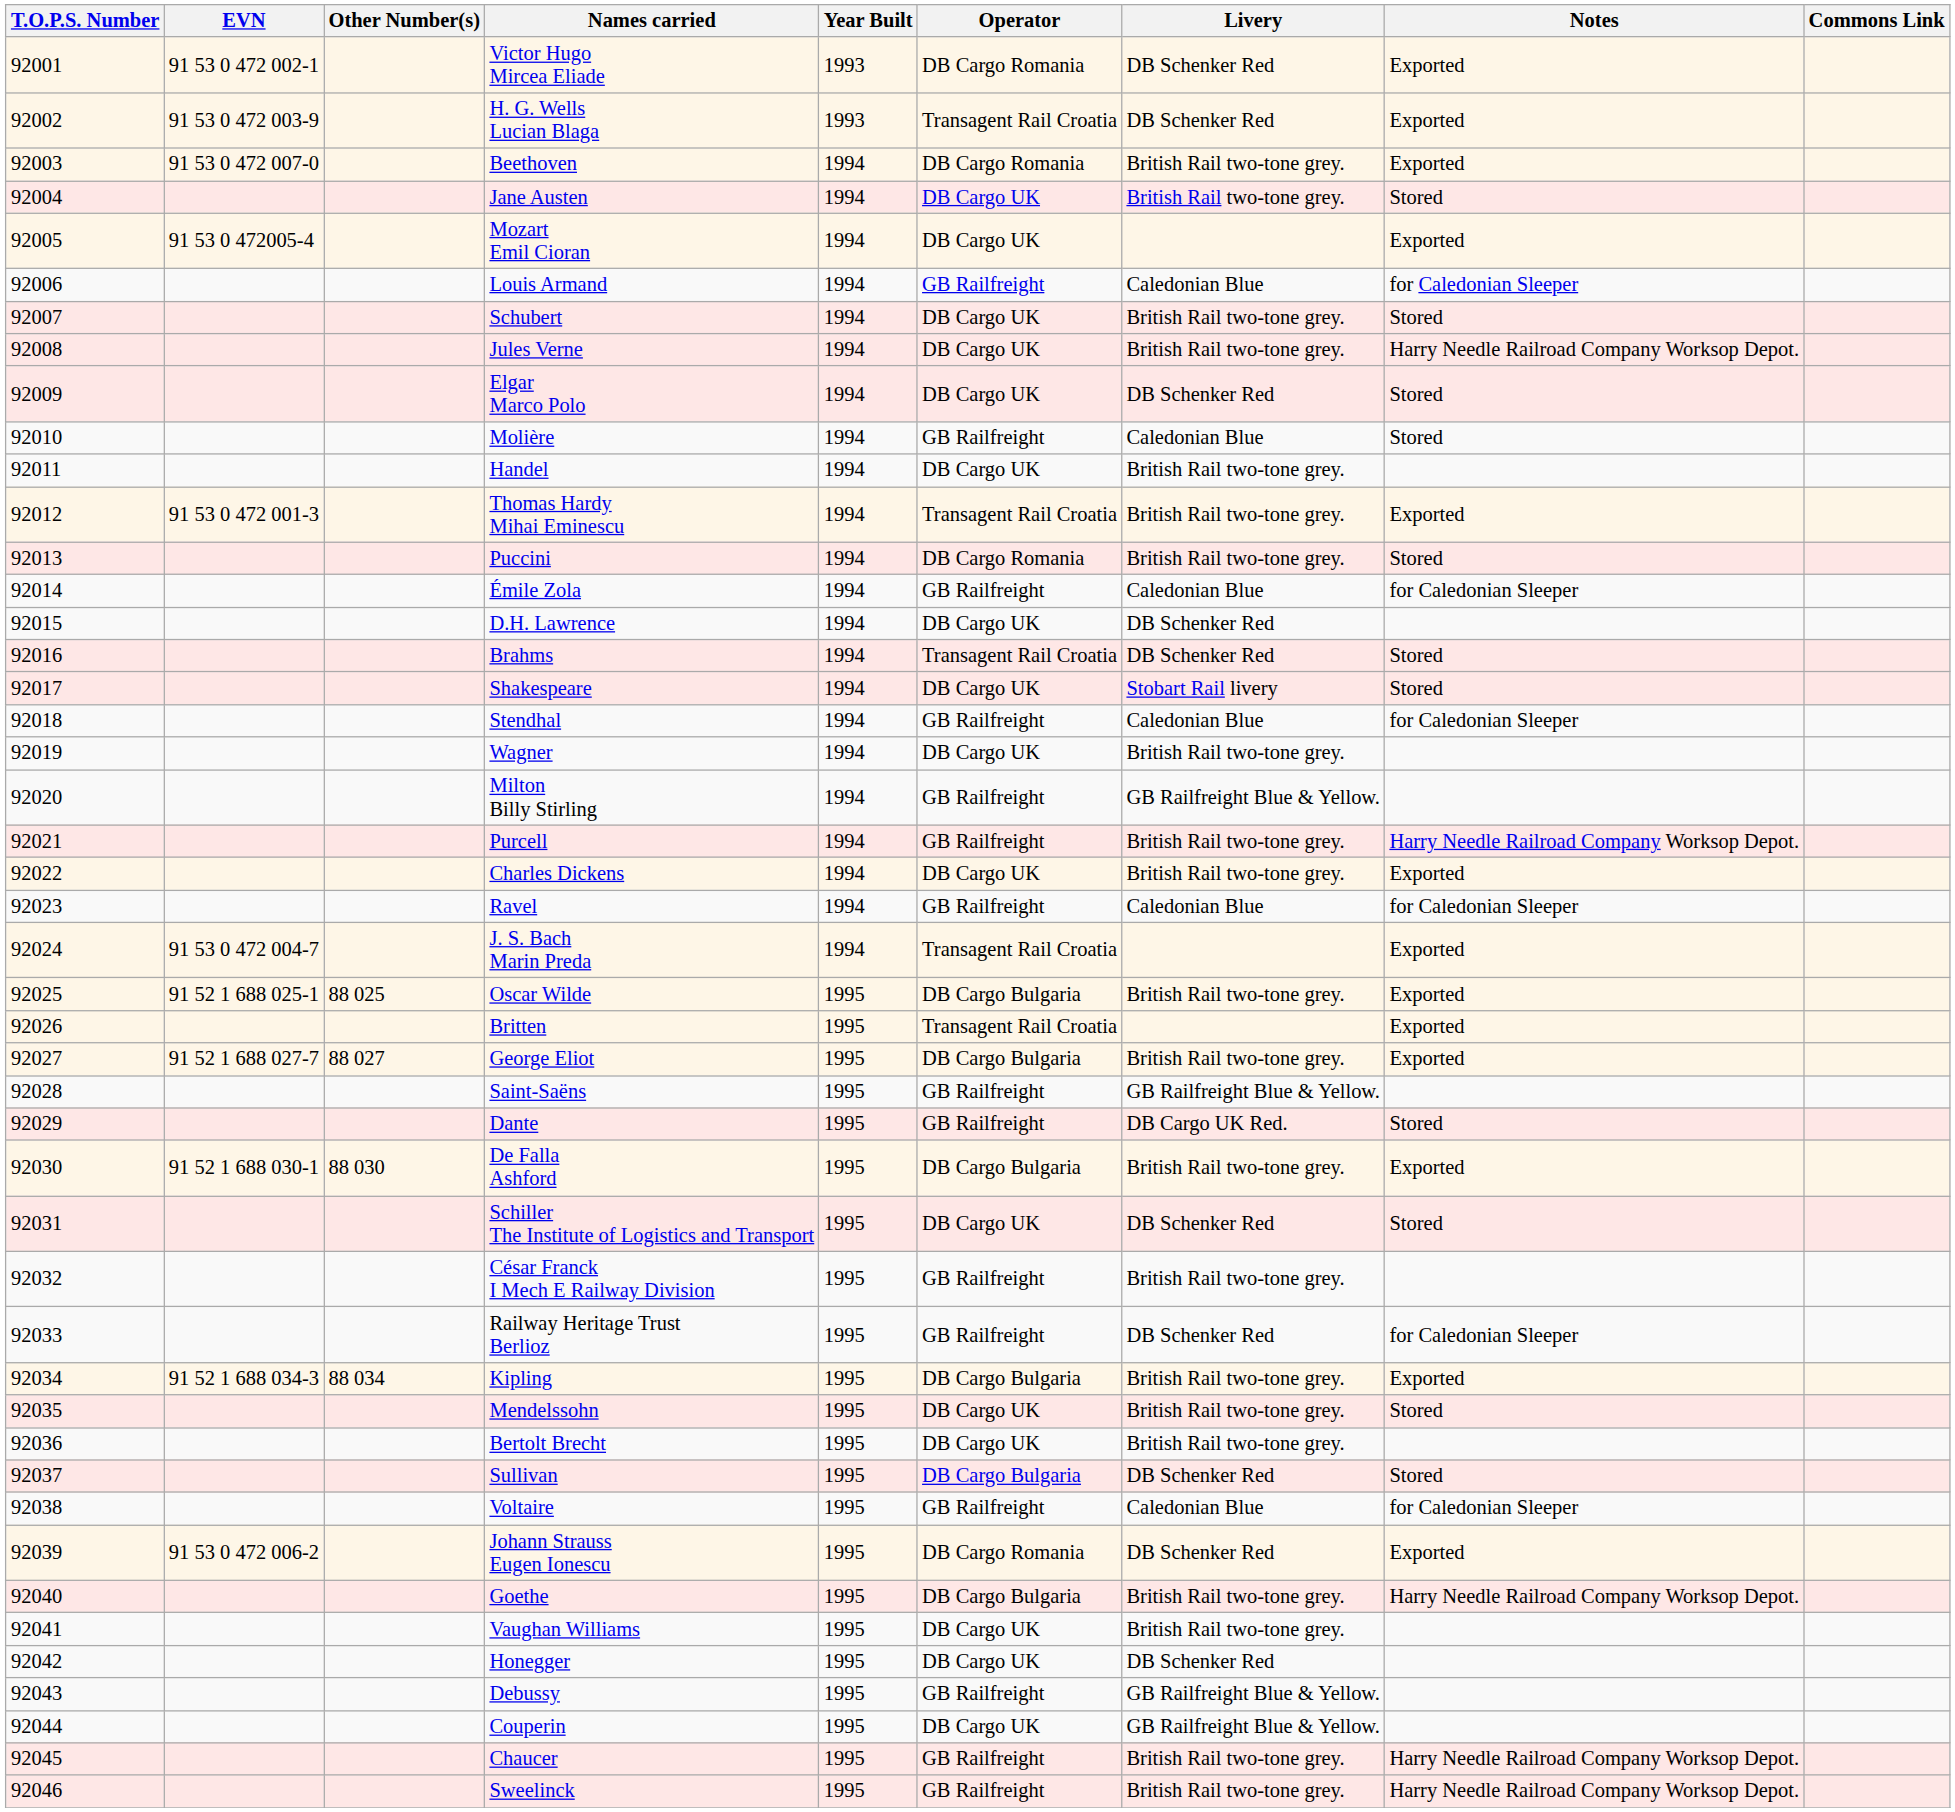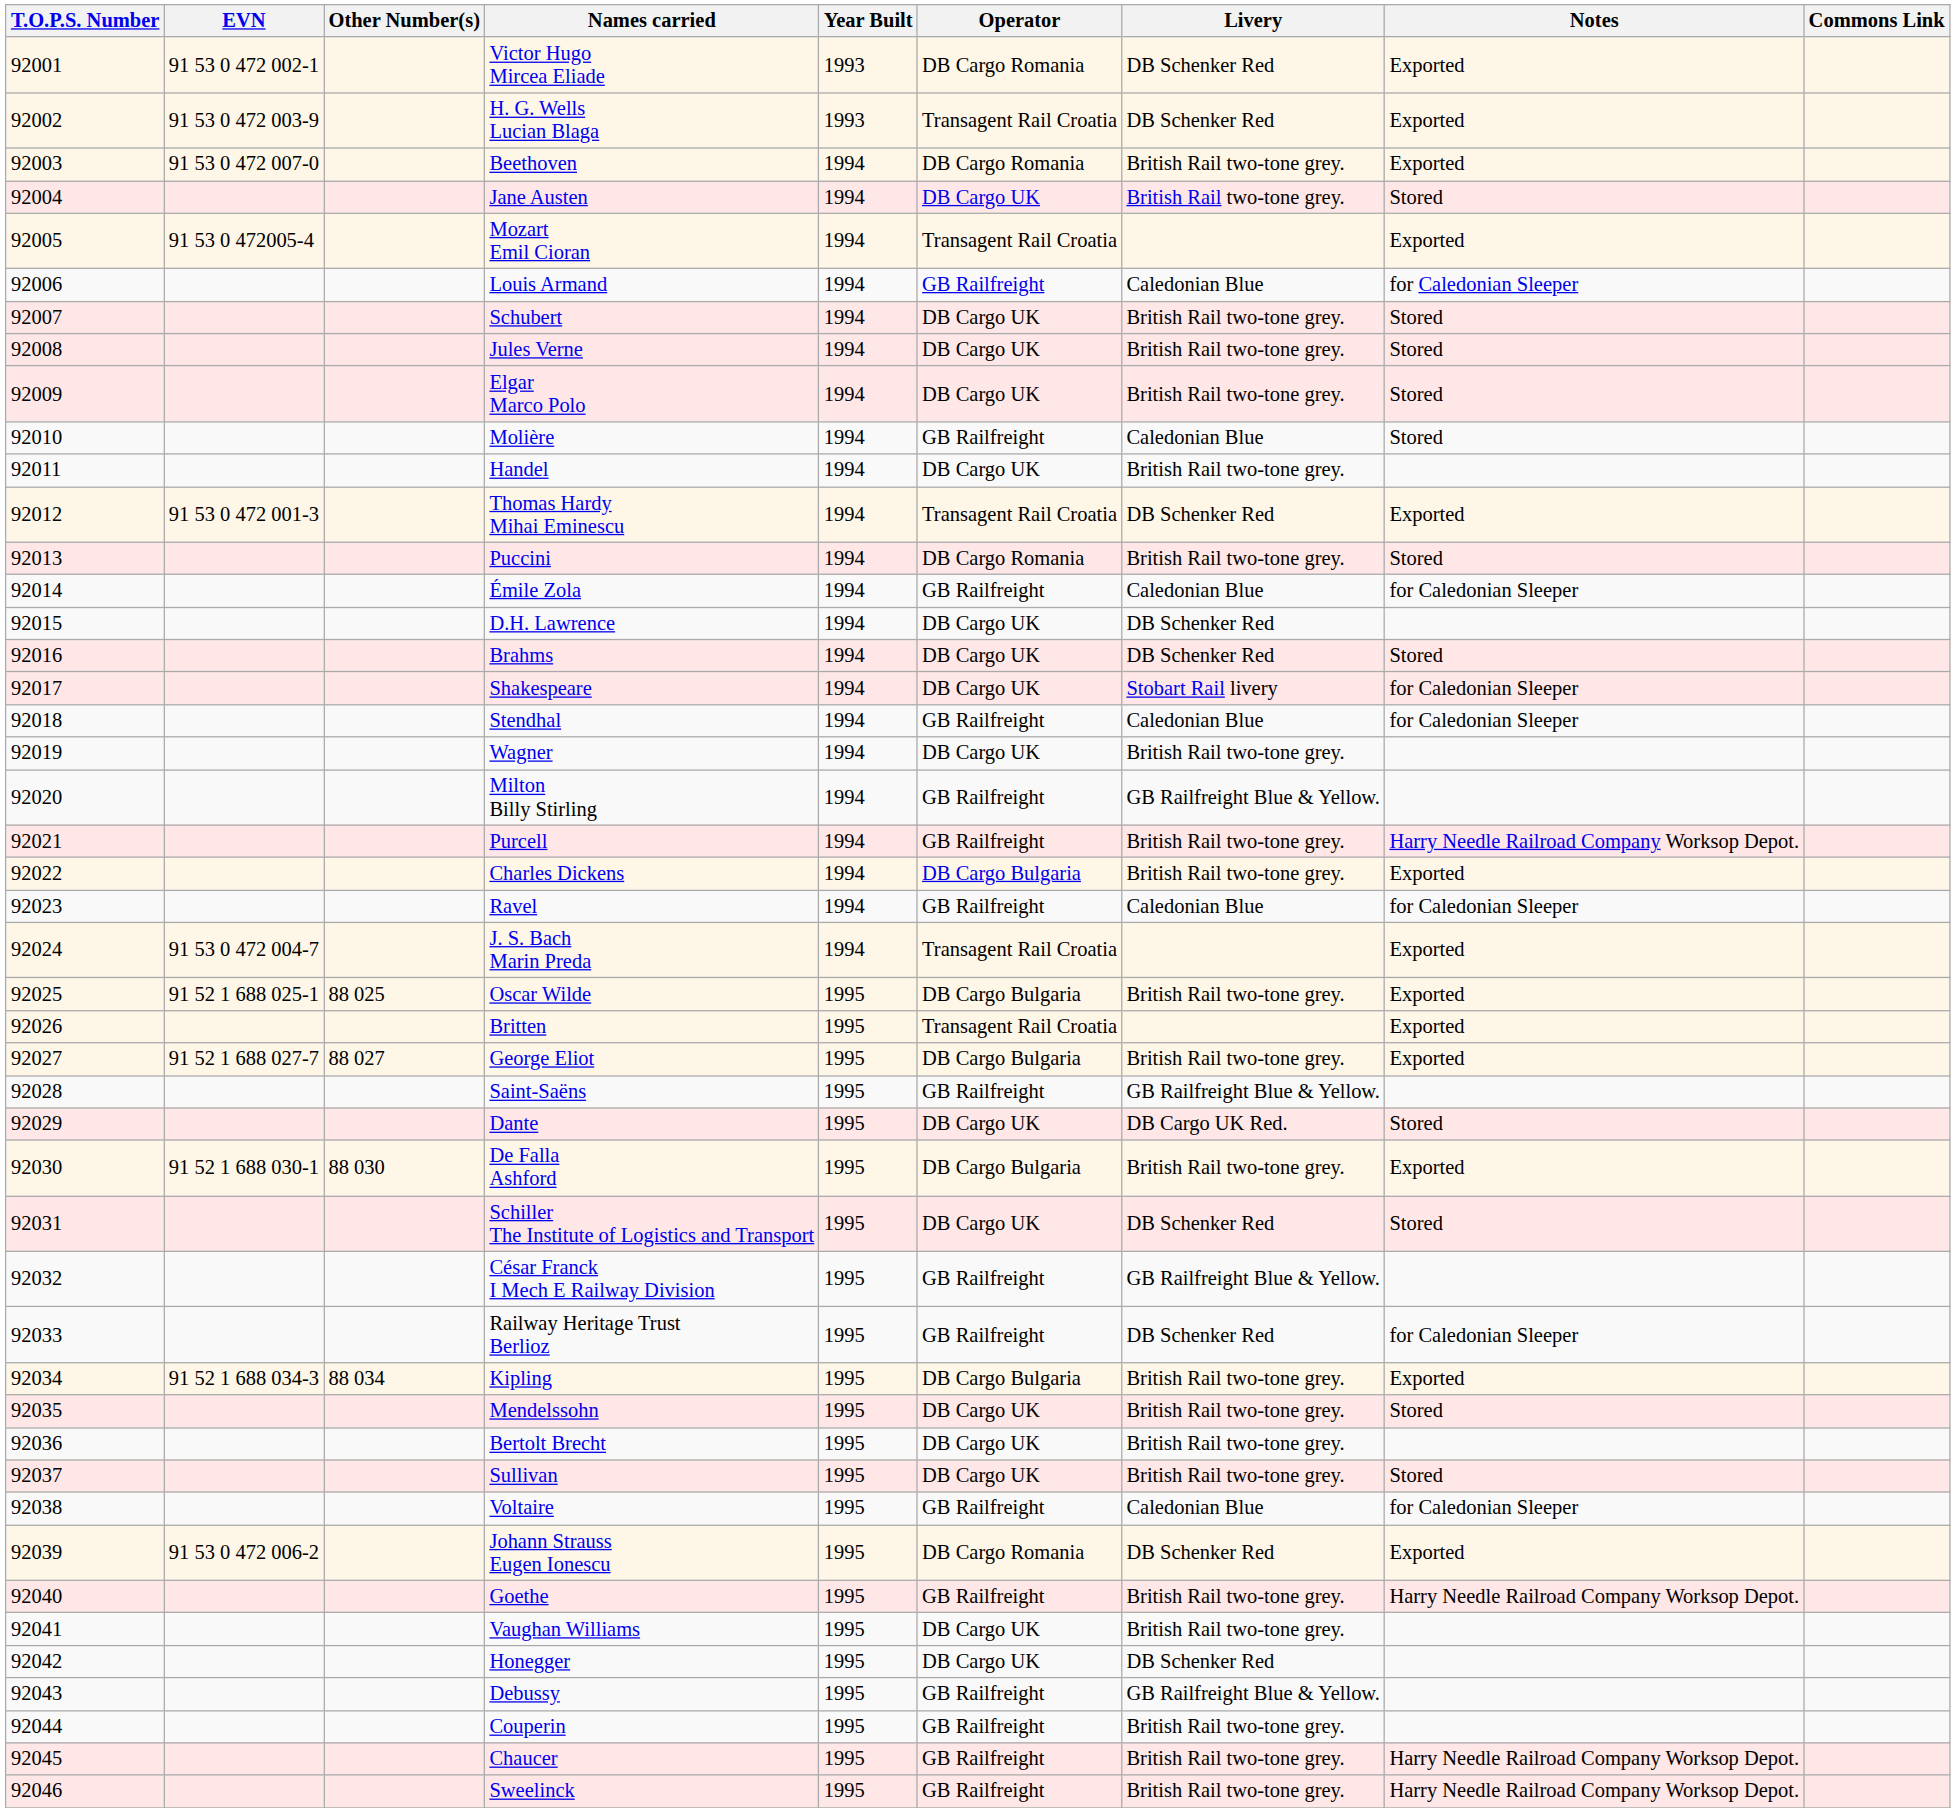(981, 240) DB Cargo UK -> (1020, 240) Transagent Rail Croatia
(1594, 349) Harry Needle Railroad Company Worksop Depot. -> (1416, 349) Stored
(1200, 393) DB Schenker Red -> (1236, 393) British Rail two-tone grey.
(1236, 514) British Rail two-tone grey. -> (1200, 514) DB Schenker Red
(1020, 655) Transagent Rail Croatia -> (981, 655) DB Cargo UK
(1416, 688) Stored -> (1484, 688) for Caledonian Sleeper
(981, 873) DB Cargo UK -> (1002, 873) DB Cargo Bulgaria
(983, 1123) GB Railfreight -> (981, 1123) DB Cargo UK
(1236, 1278) British Rail two-tone grey. -> (1253, 1278) GB Railfreight Blue & Yellow.
(1002, 1475) DB Cargo Bulgaria -> (981, 1475) DB Cargo UK
(1200, 1475) DB Schenker Red -> (1236, 1475) British Rail two-tone grey.
(1002, 1596) DB Cargo Bulgaria -> (983, 1596) GB Railfreight
(981, 1726) DB Cargo UK -> (983, 1726) GB Railfreight
(1253, 1726) GB Railfreight Blue & Yellow. -> (1236, 1726) British Rail two-tone grey.
